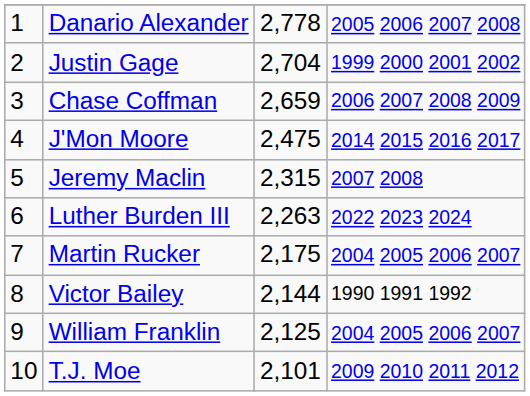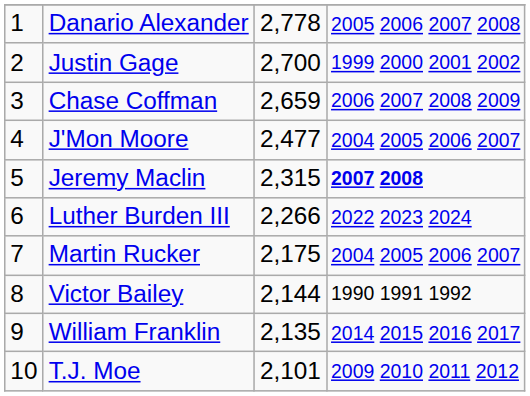(290, 62) 2,704 -> (290, 62) 2,700
(290, 139) 2,475 -> (290, 139) 2,477
(426, 140) 2014 2015 2016 2017 -> (426, 140) 2004 2005 2006 2007
(377, 178) normal -> (377, 178) bold
(290, 216) 2,263 -> (290, 216) 2,266
(290, 332) 2,125 -> (290, 332) 2,135
(426, 333) 2004 2005 2006 2007 -> (426, 333) 2014 2015 2016 2017
